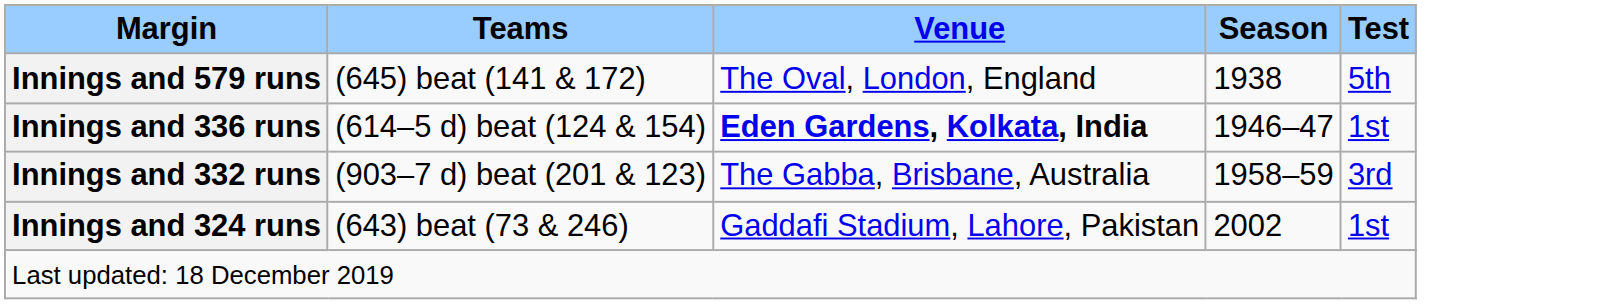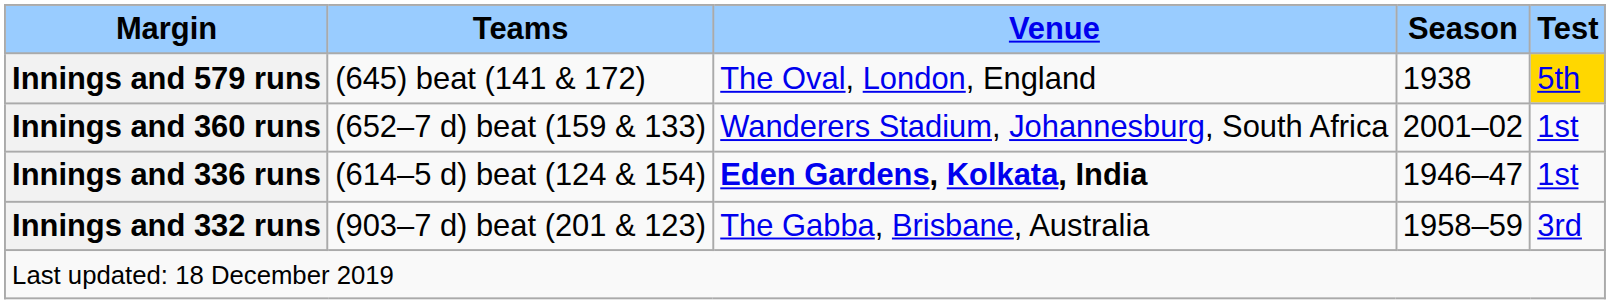(1369, 77) no background -> (1559, 77) gold background
+ row: (167, 126)
- row: (167, 224)
